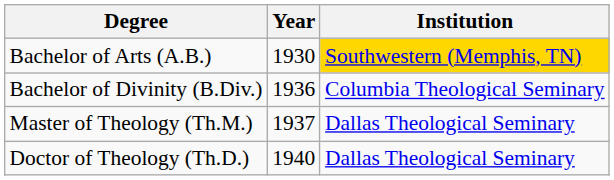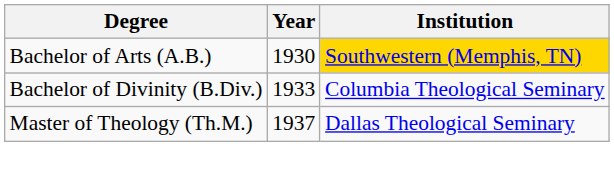(294, 89) 1936 -> (294, 89) 1933
- row: (129, 157)
